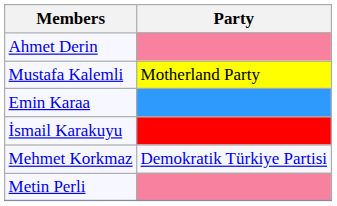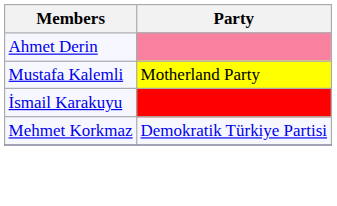- row: (49, 102)
- row: (47, 187)
